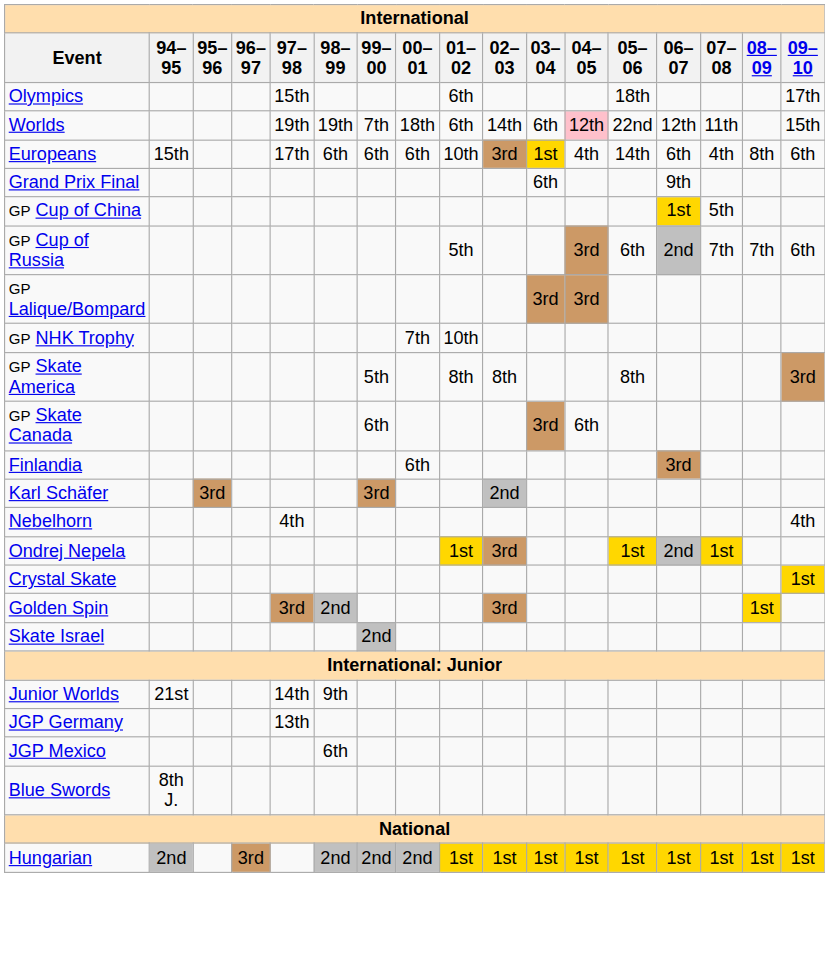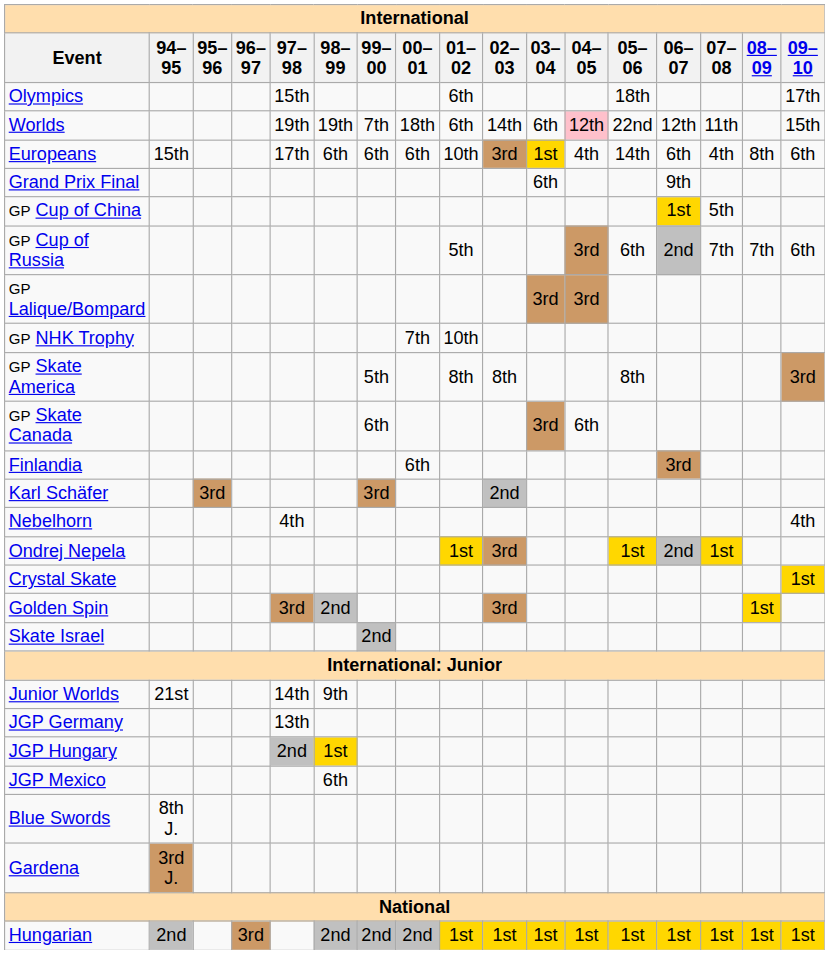+ row: (63, 751)
+ row: (44, 867)
